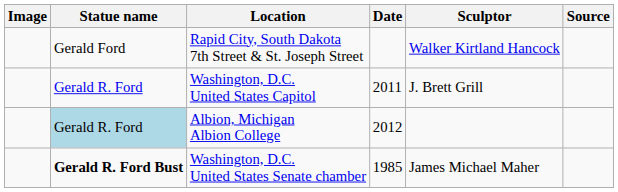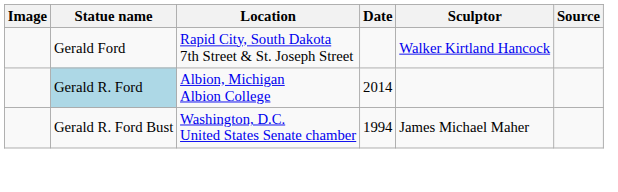- row: (253, 87)
(388, 127) 2012 -> (378, 87) 2014
(118, 167) bold -> (114, 127) normal
(388, 167) 1985 -> (378, 127) 1994
